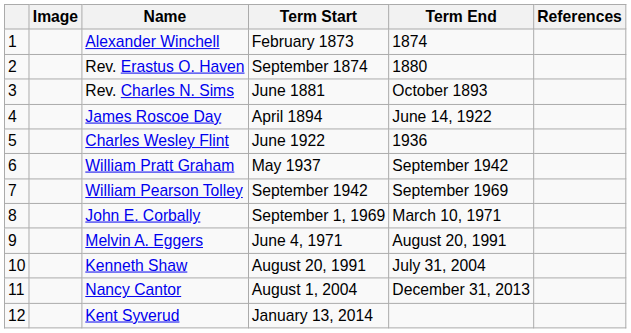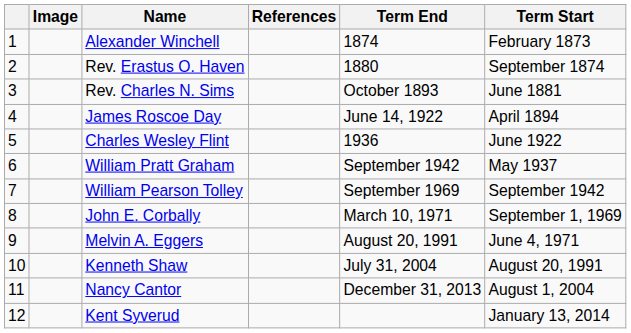columns swapped: (318, 16) <-> (580, 16)
